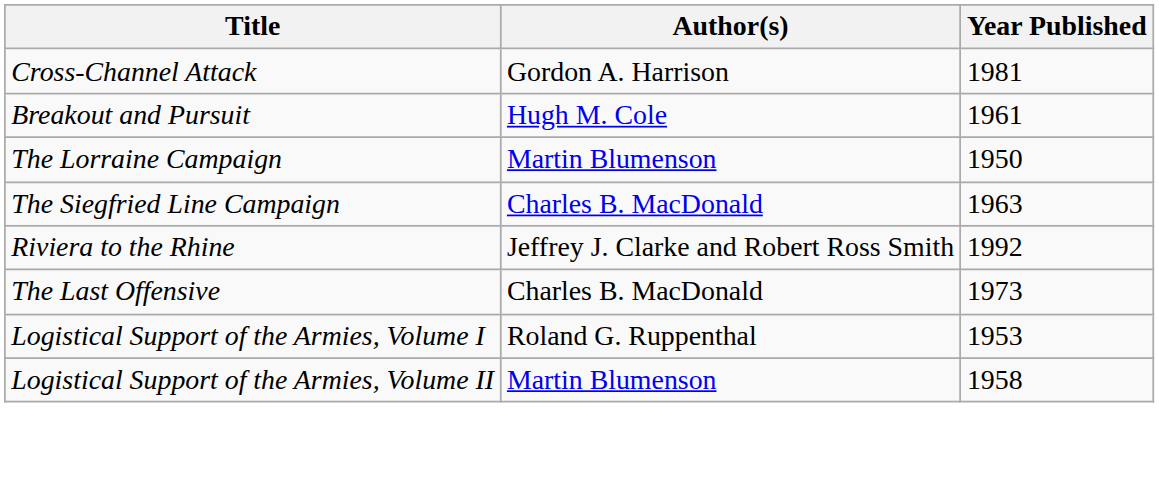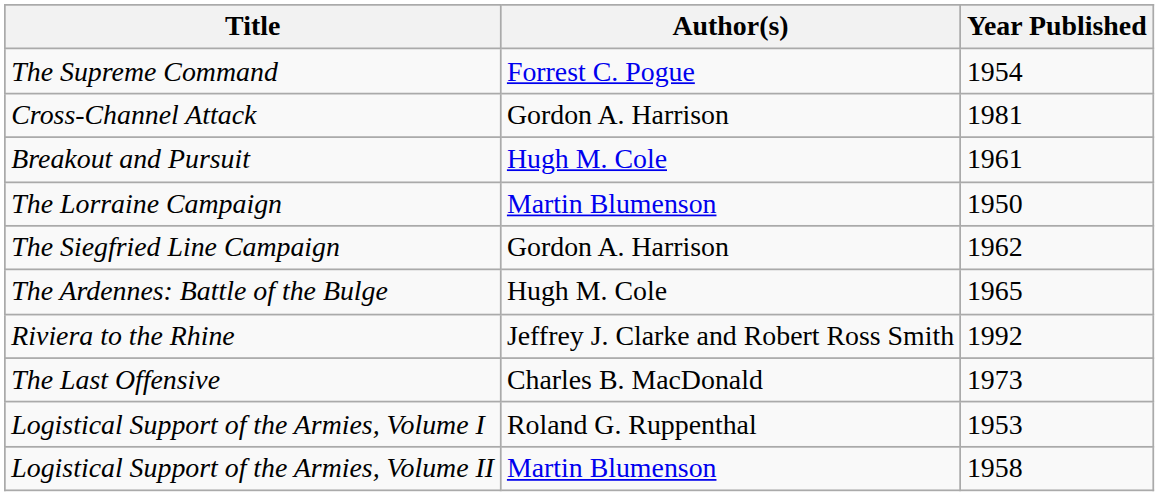+ row: (145, 70)
(635, 203) Charles B. MacDonald -> (618, 247) Gordon A. Harrison
(995, 203) 1963 -> (995, 247) 1962
+ row: (200, 291)
